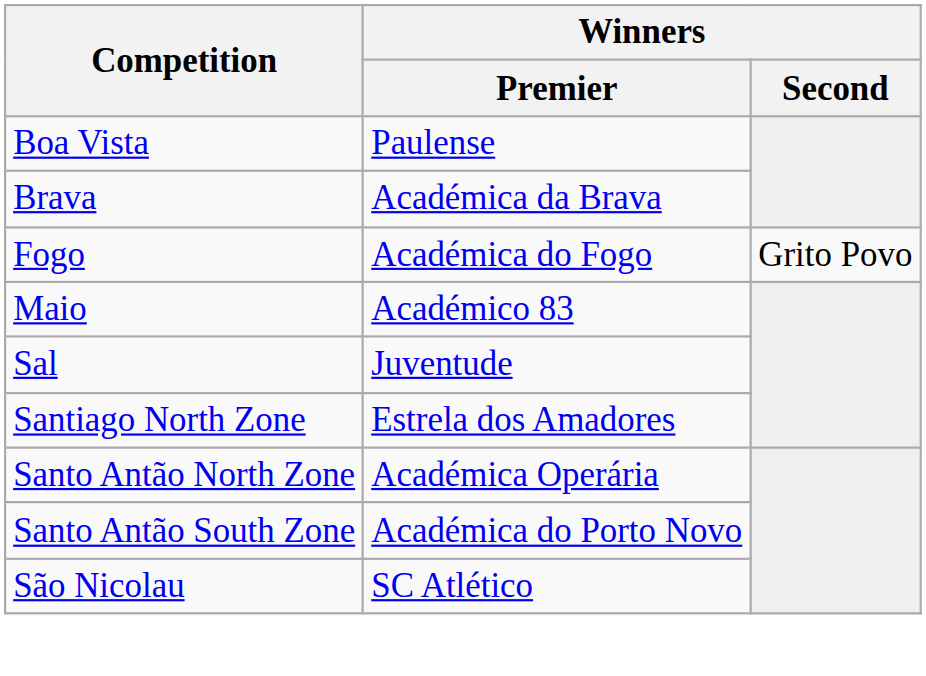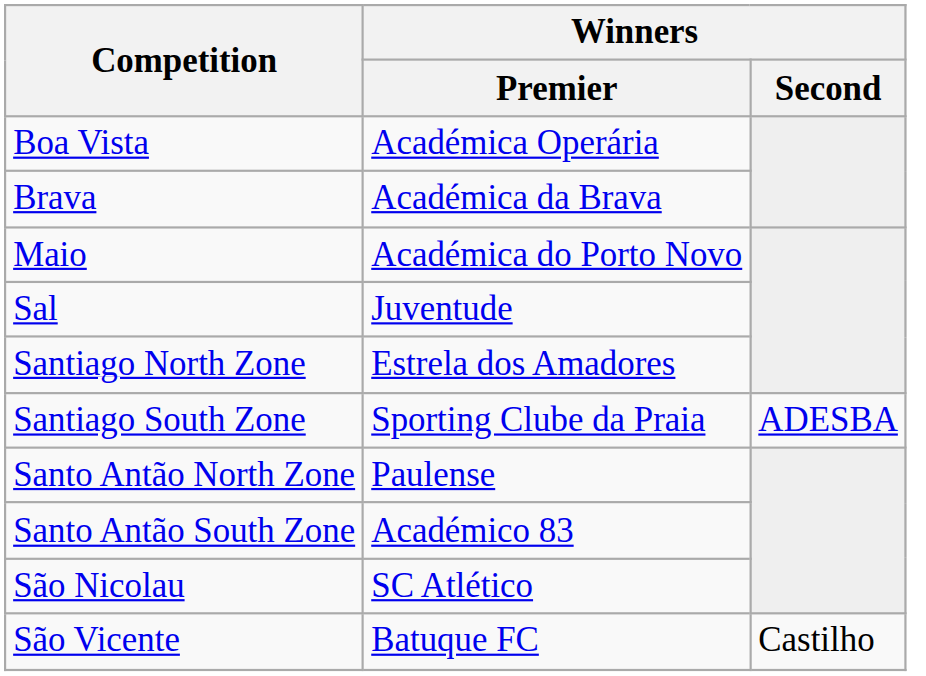(433, 142) Paulense -> (515, 142) Académica Operária
- row: (49, 253)
(472, 308) Académico 83 -> (557, 253) Académica do Porto Novo
+ row: (159, 419)
(515, 474) Académica Operária -> (433, 474) Paulense
(557, 530) Académica do Porto Novo -> (472, 530) Académico 83
+ row: (97, 640)
